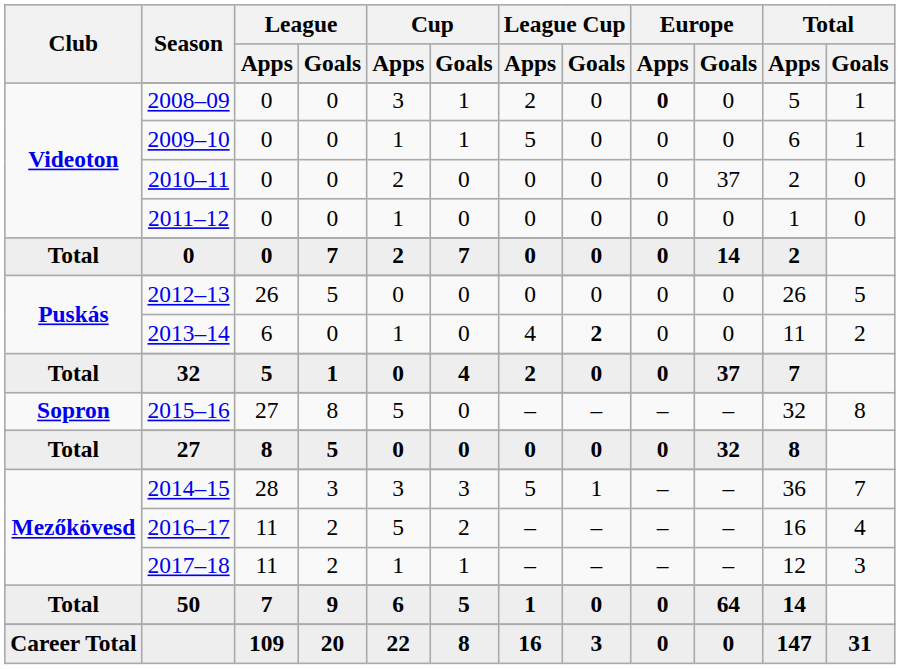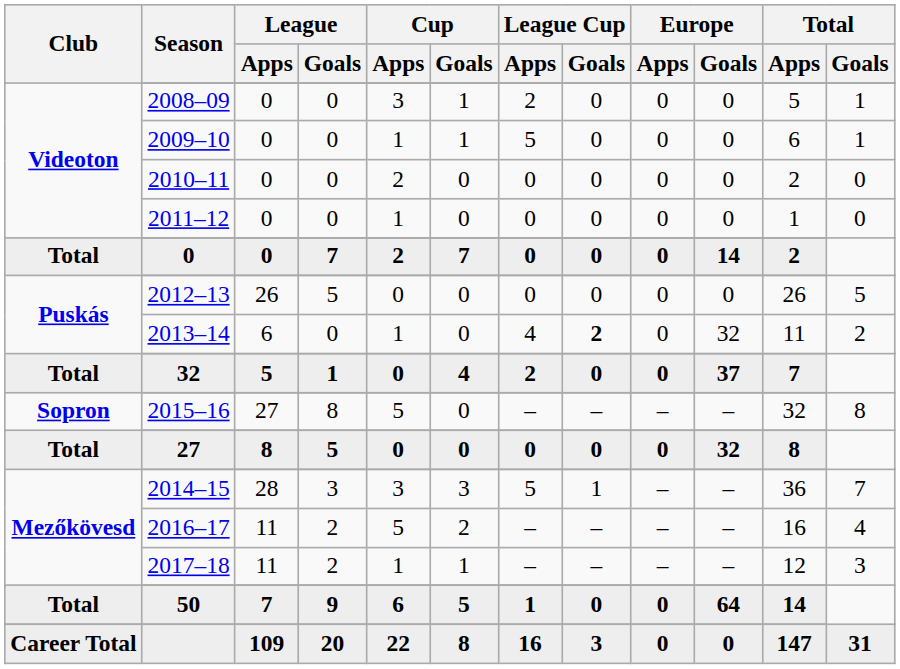(663, 101) bold -> (663, 101) normal
(728, 179) 37 -> (728, 179) 0
(728, 333) 0 -> (728, 333) 32
